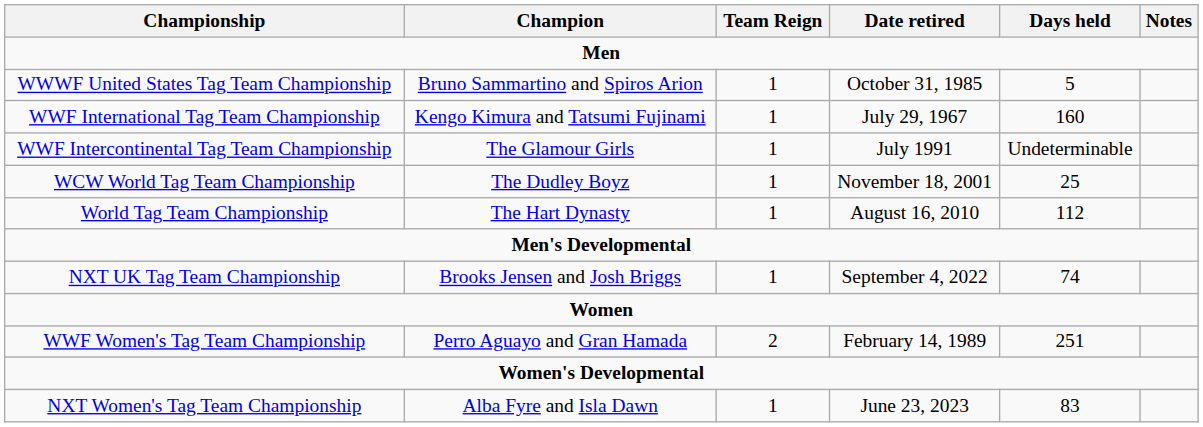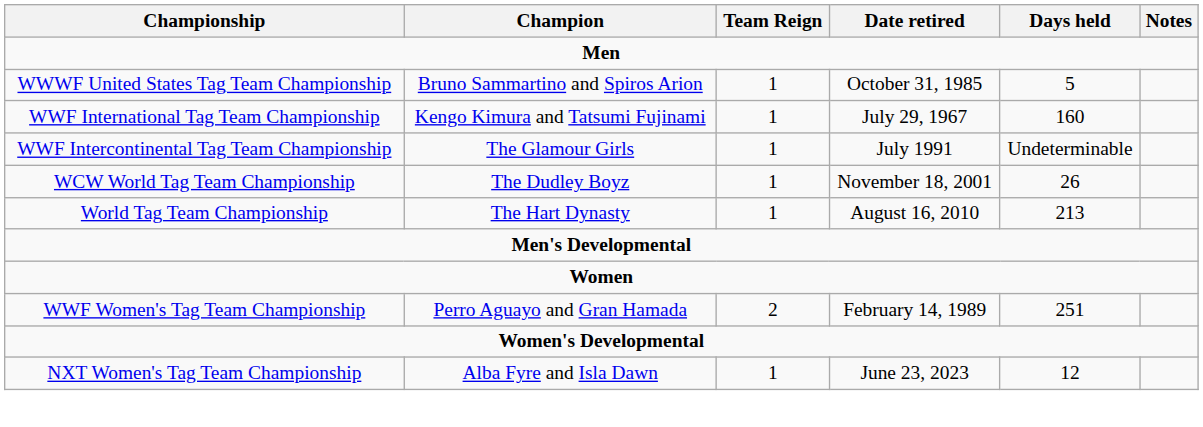(1070, 181) 25 -> (1070, 181) 26
(1070, 213) 112 -> (1070, 213) 213
- row: (204, 277)
(1070, 405) 83 -> (1070, 373) 12
